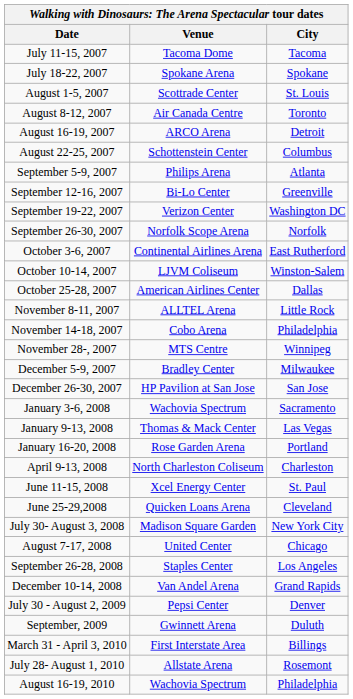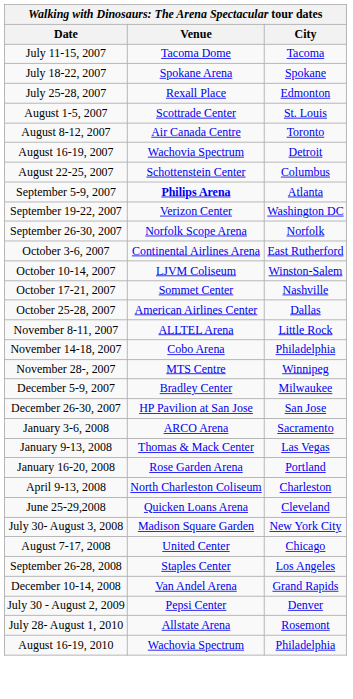+ row: (66, 93)
(198, 133) ARCO Arena -> (196, 152) Wachovia Spectrum
(198, 172) normal -> (196, 192) bold
- row: (67, 192)
+ row: (66, 290)
(198, 408) Wachovia Spectrum -> (196, 428) ARCO Arena
- row: (67, 487)
- row: (67, 625)
- row: (67, 645)
